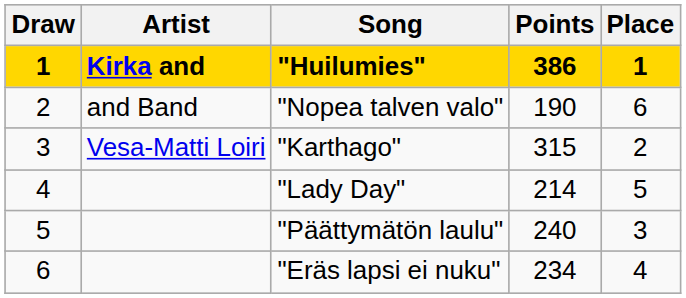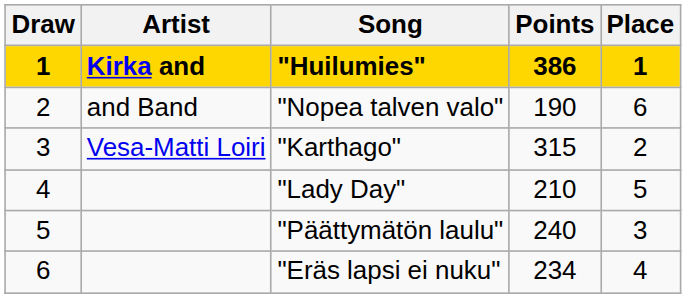(555, 189) 214 -> (555, 189) 210
